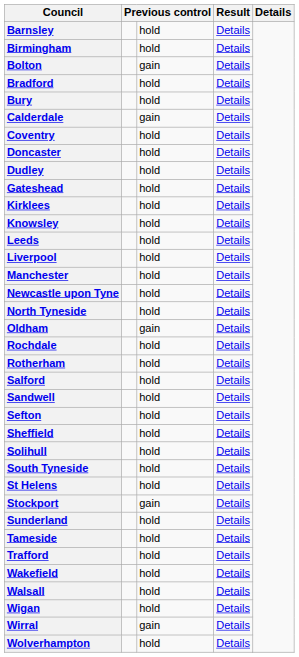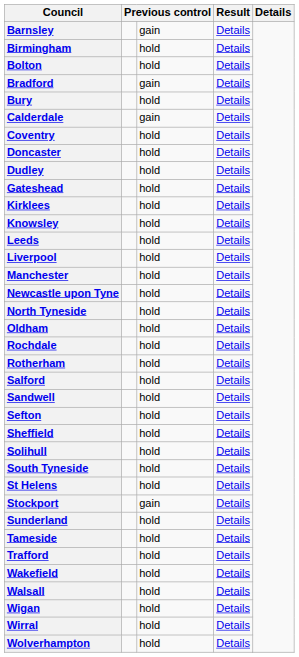(150, 30) hold -> (150, 30) gain
(150, 65) gain -> (150, 65) hold
(150, 83) hold -> (150, 83) gain
(150, 328) gain -> (150, 328) hold
(150, 626) gain -> (150, 626) hold
